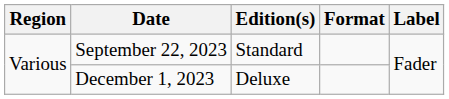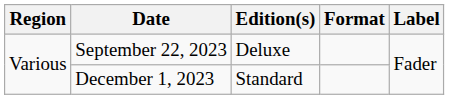(269, 49) Standard -> (263, 49) Deluxe
(263, 79) Deluxe -> (269, 79) Standard
